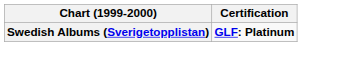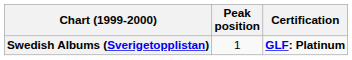+ column: (237, 20)
